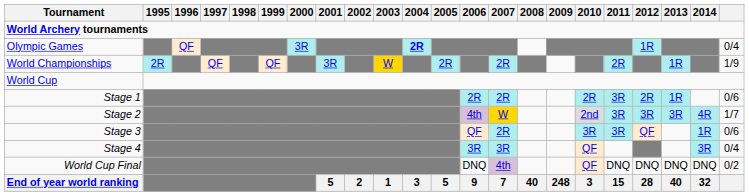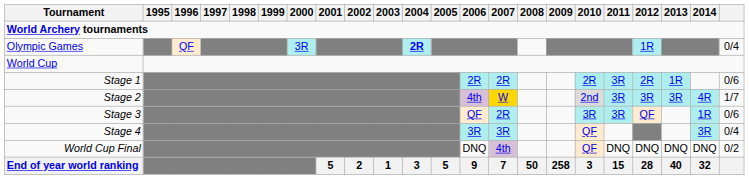- row: (59, 64)
(532, 183) 40 -> (532, 166) 50
(561, 183) 248 -> (561, 166) 258
